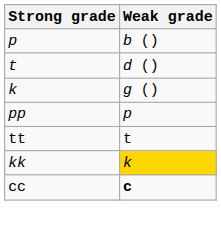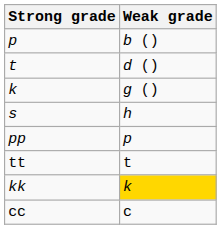+ row: (13, 114)
(127, 187) bold -> (127, 212) normal
